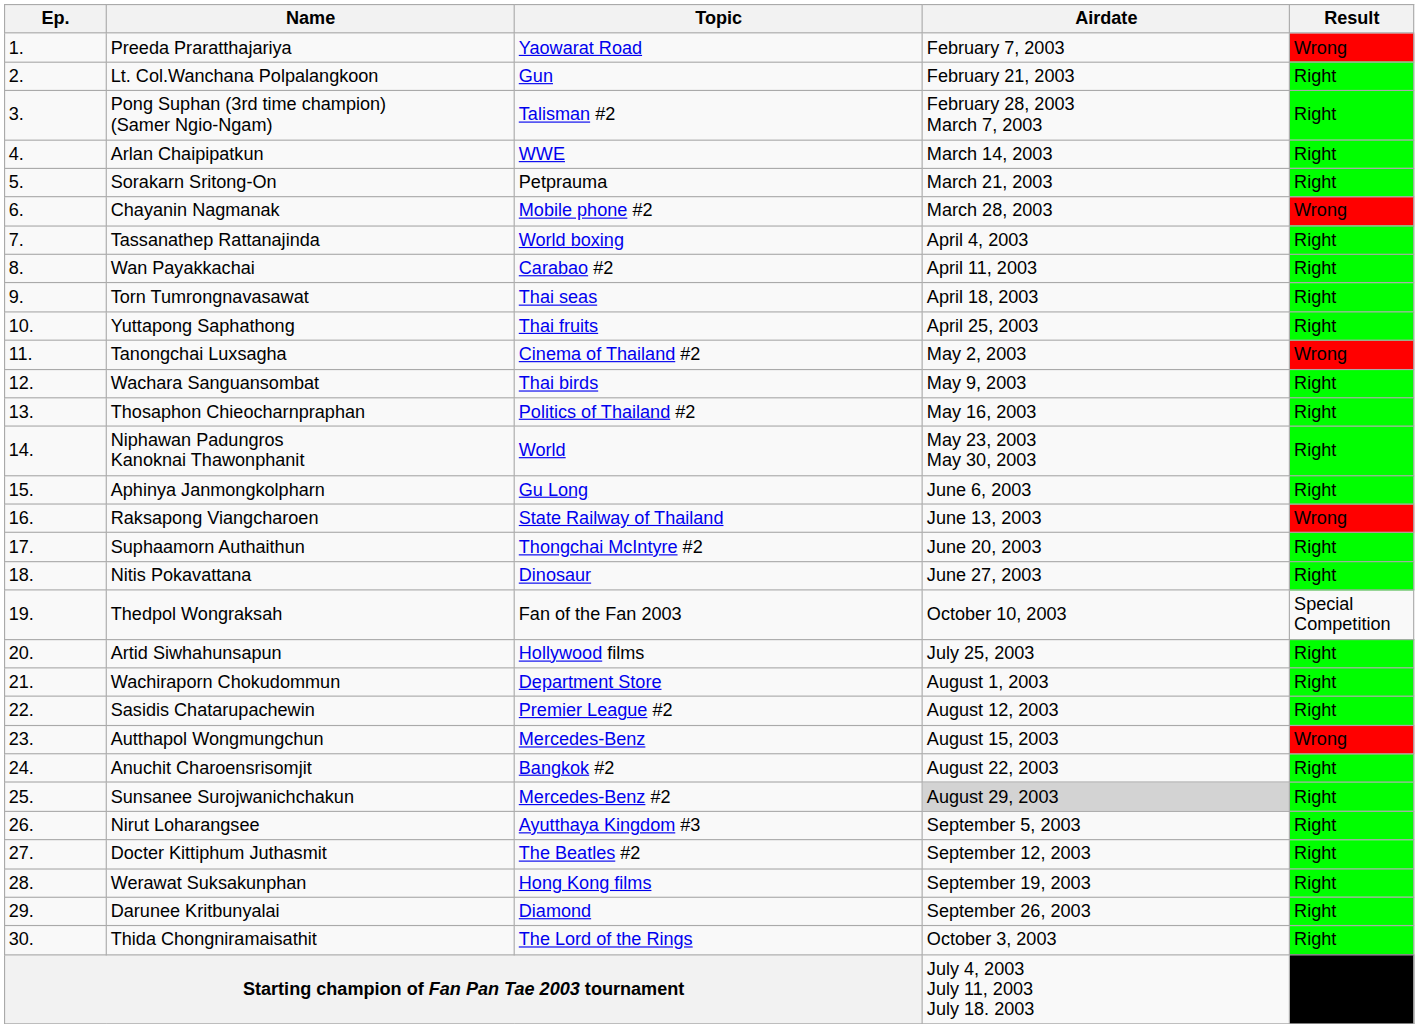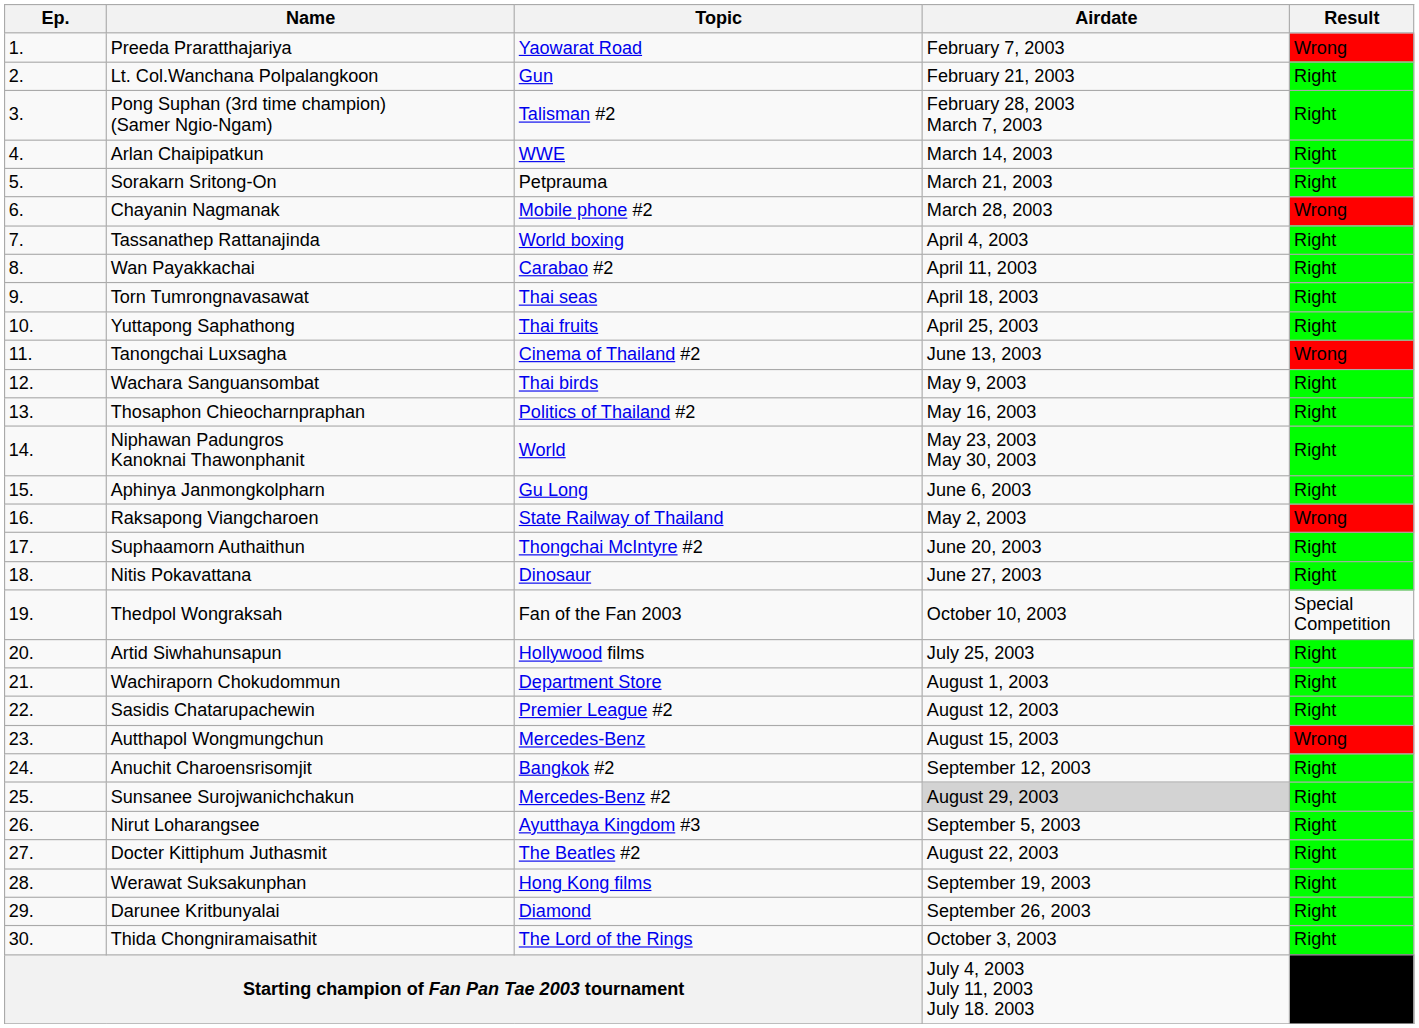(977, 354) May 2, 2003 -> (984, 354) June 13, 2003
(984, 518) June 13, 2003 -> (977, 518) May 2, 2003
(993, 768) August 22, 2003 -> (1009, 768) September 12, 2003
(1009, 854) September 12, 2003 -> (993, 854) August 22, 2003
